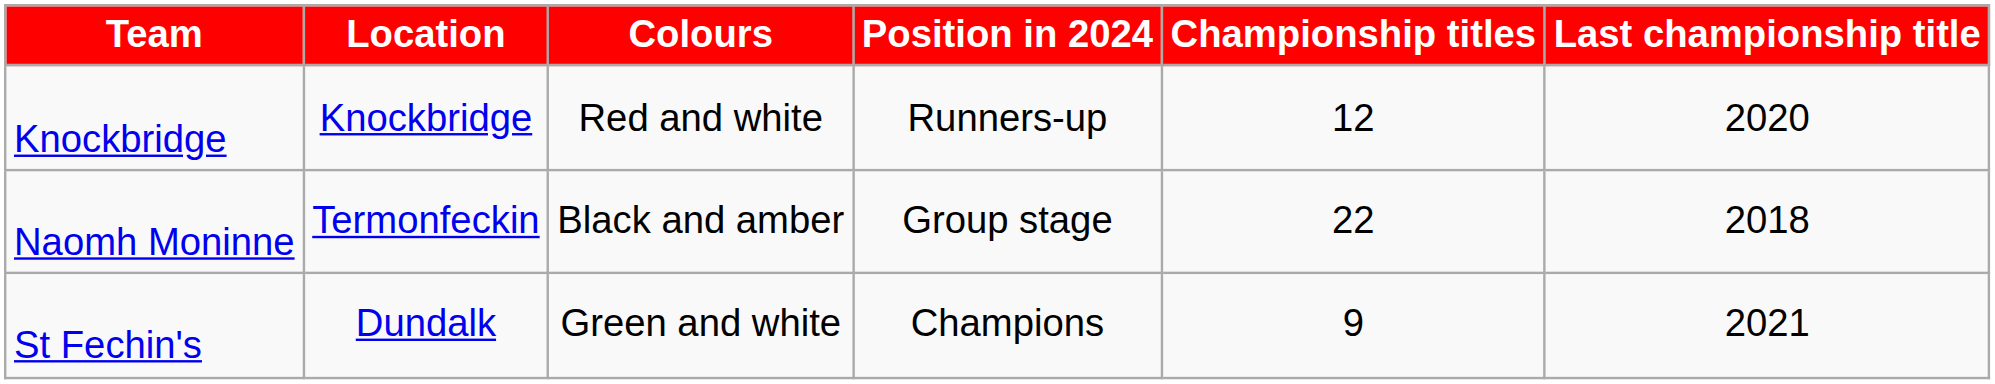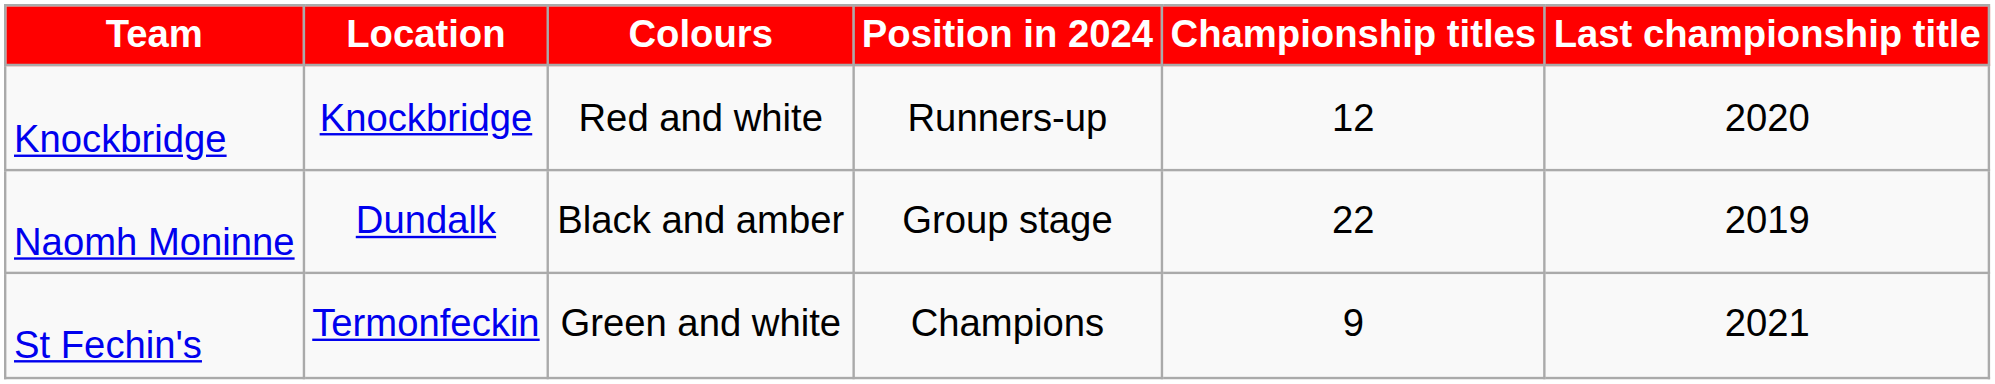(426, 220) Termonfeckin -> (426, 220) Dundalk
(1767, 220) 2018 -> (1767, 220) 2019
(426, 324) Dundalk -> (426, 324) Termonfeckin
